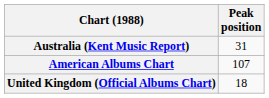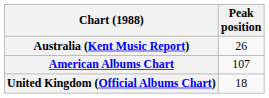(241, 45) 31 -> (241, 45) 26
